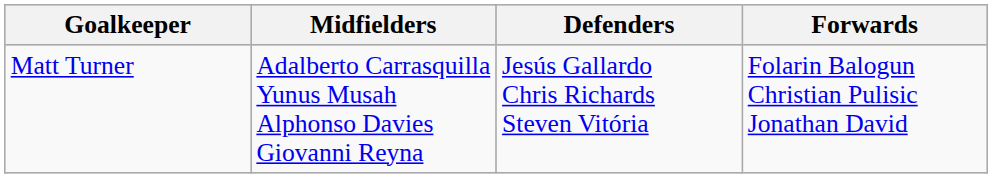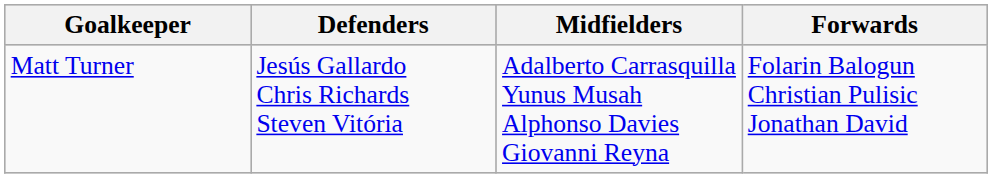columns swapped: (619, 24) <-> (373, 24)
